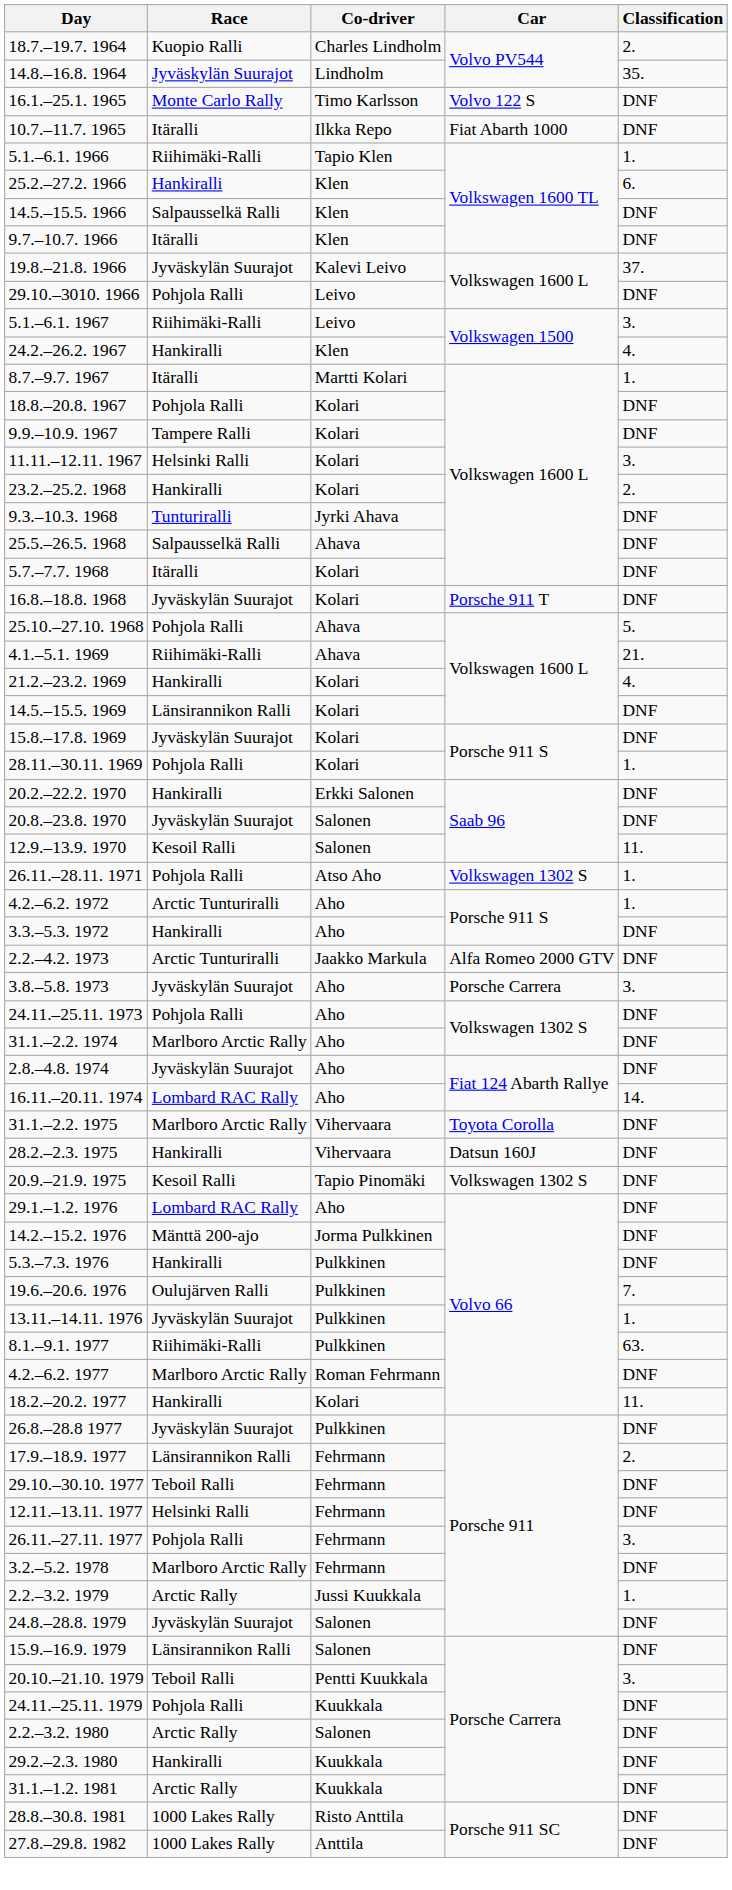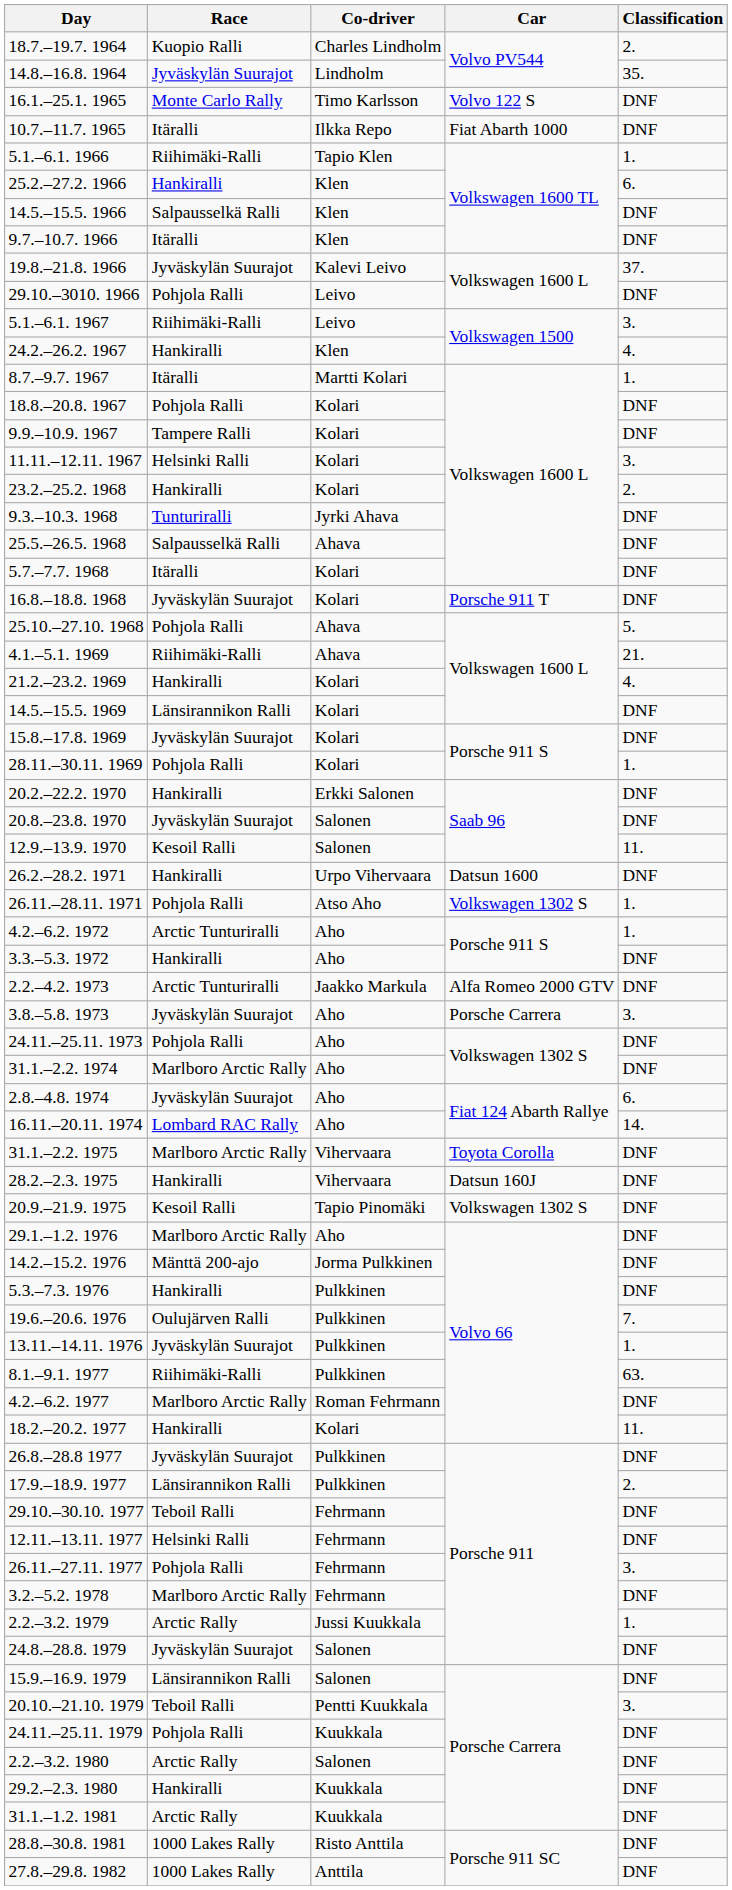+ row: (67, 875)
(640, 1069) DNF -> (629, 1097) 6.
(225, 1207) Lombard RAC Rally -> (229, 1235) Marlboro Arctic Rally
(350, 1456) Fehrmann -> (350, 1484) Pulkkinen
